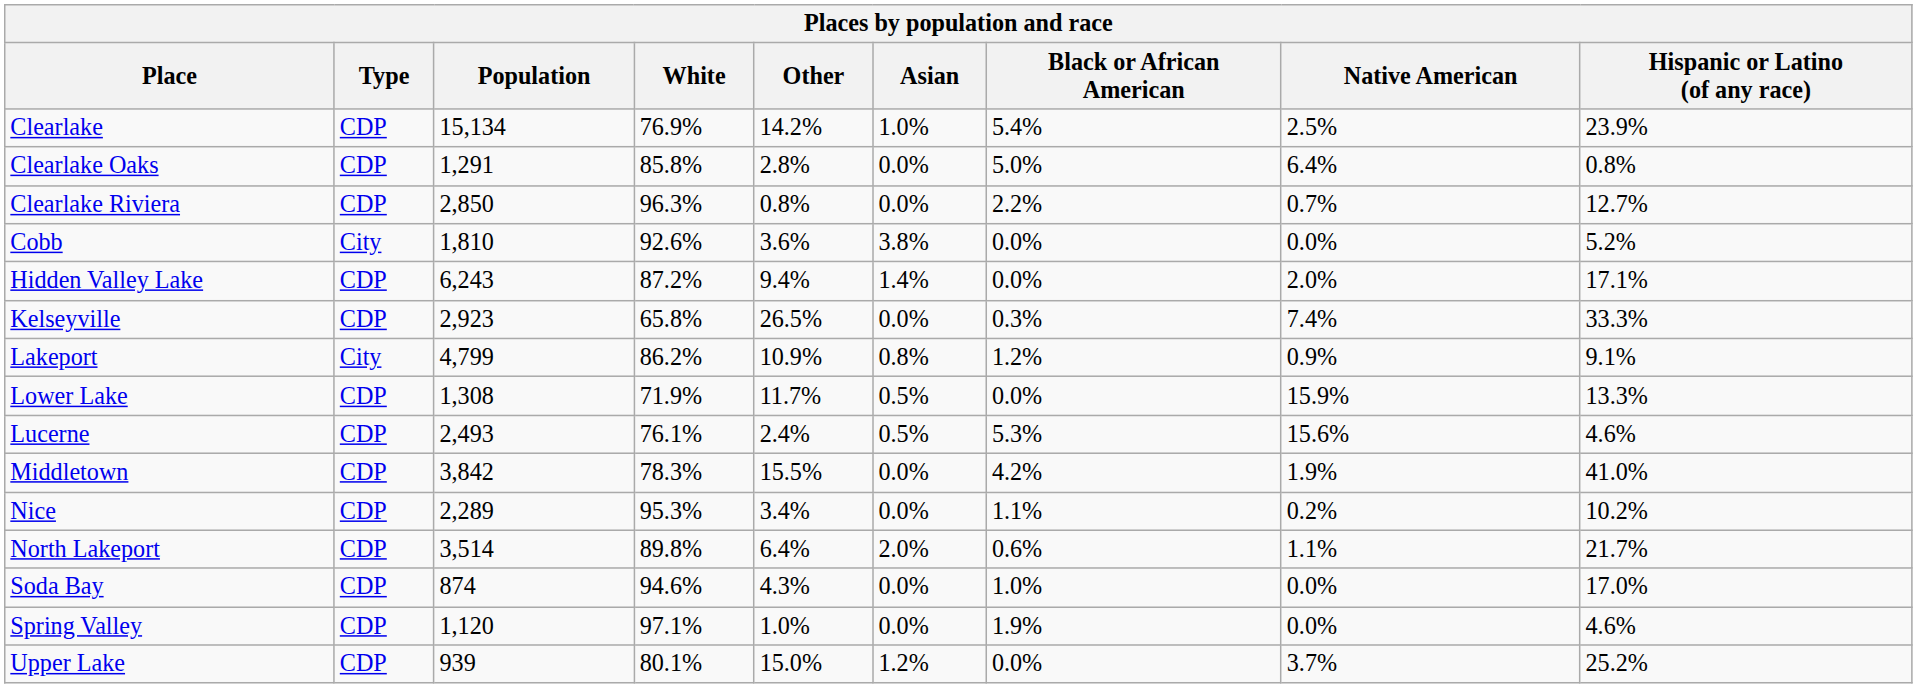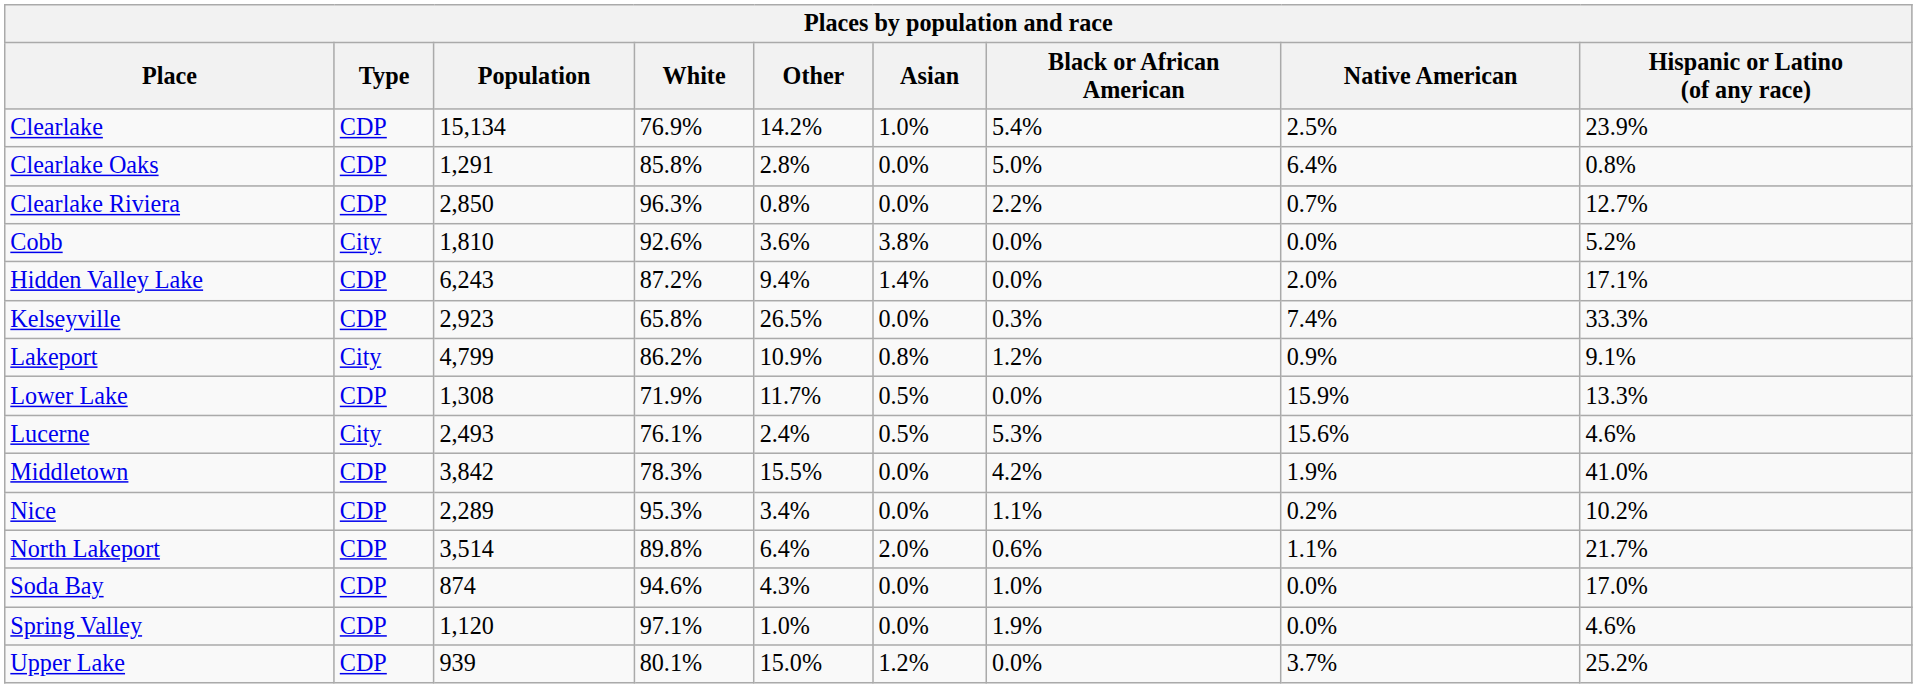(363, 434) CDP -> (361, 434) City
